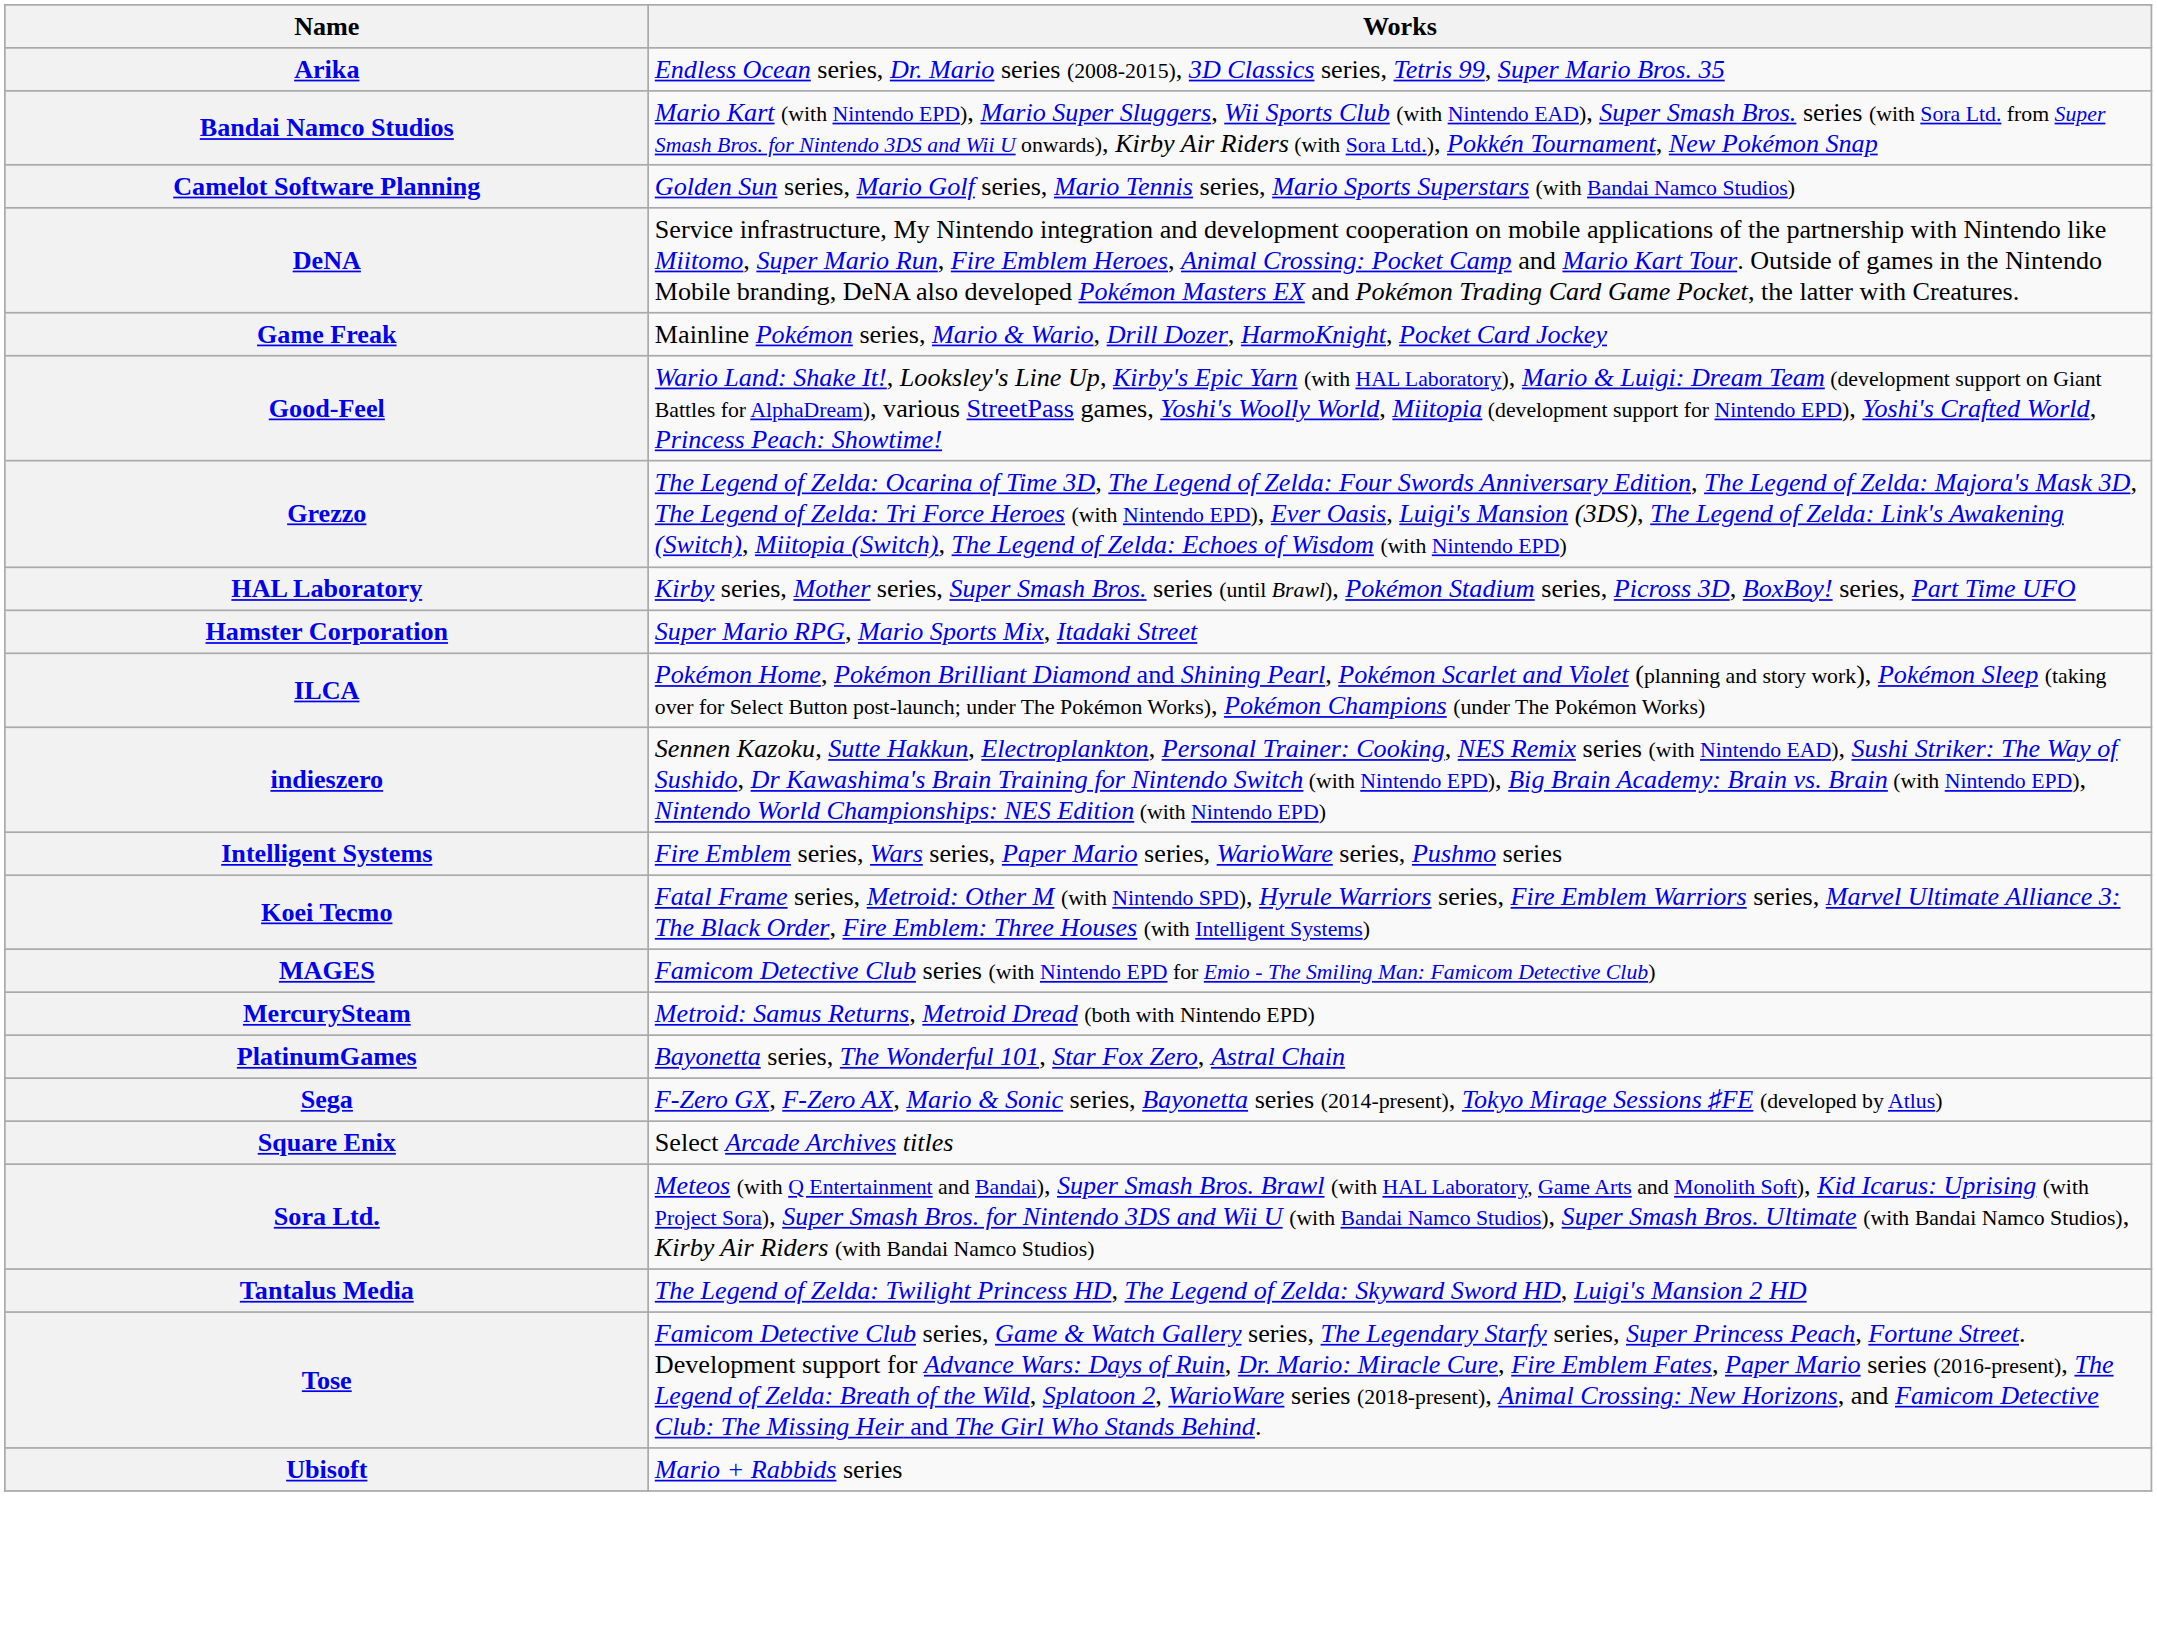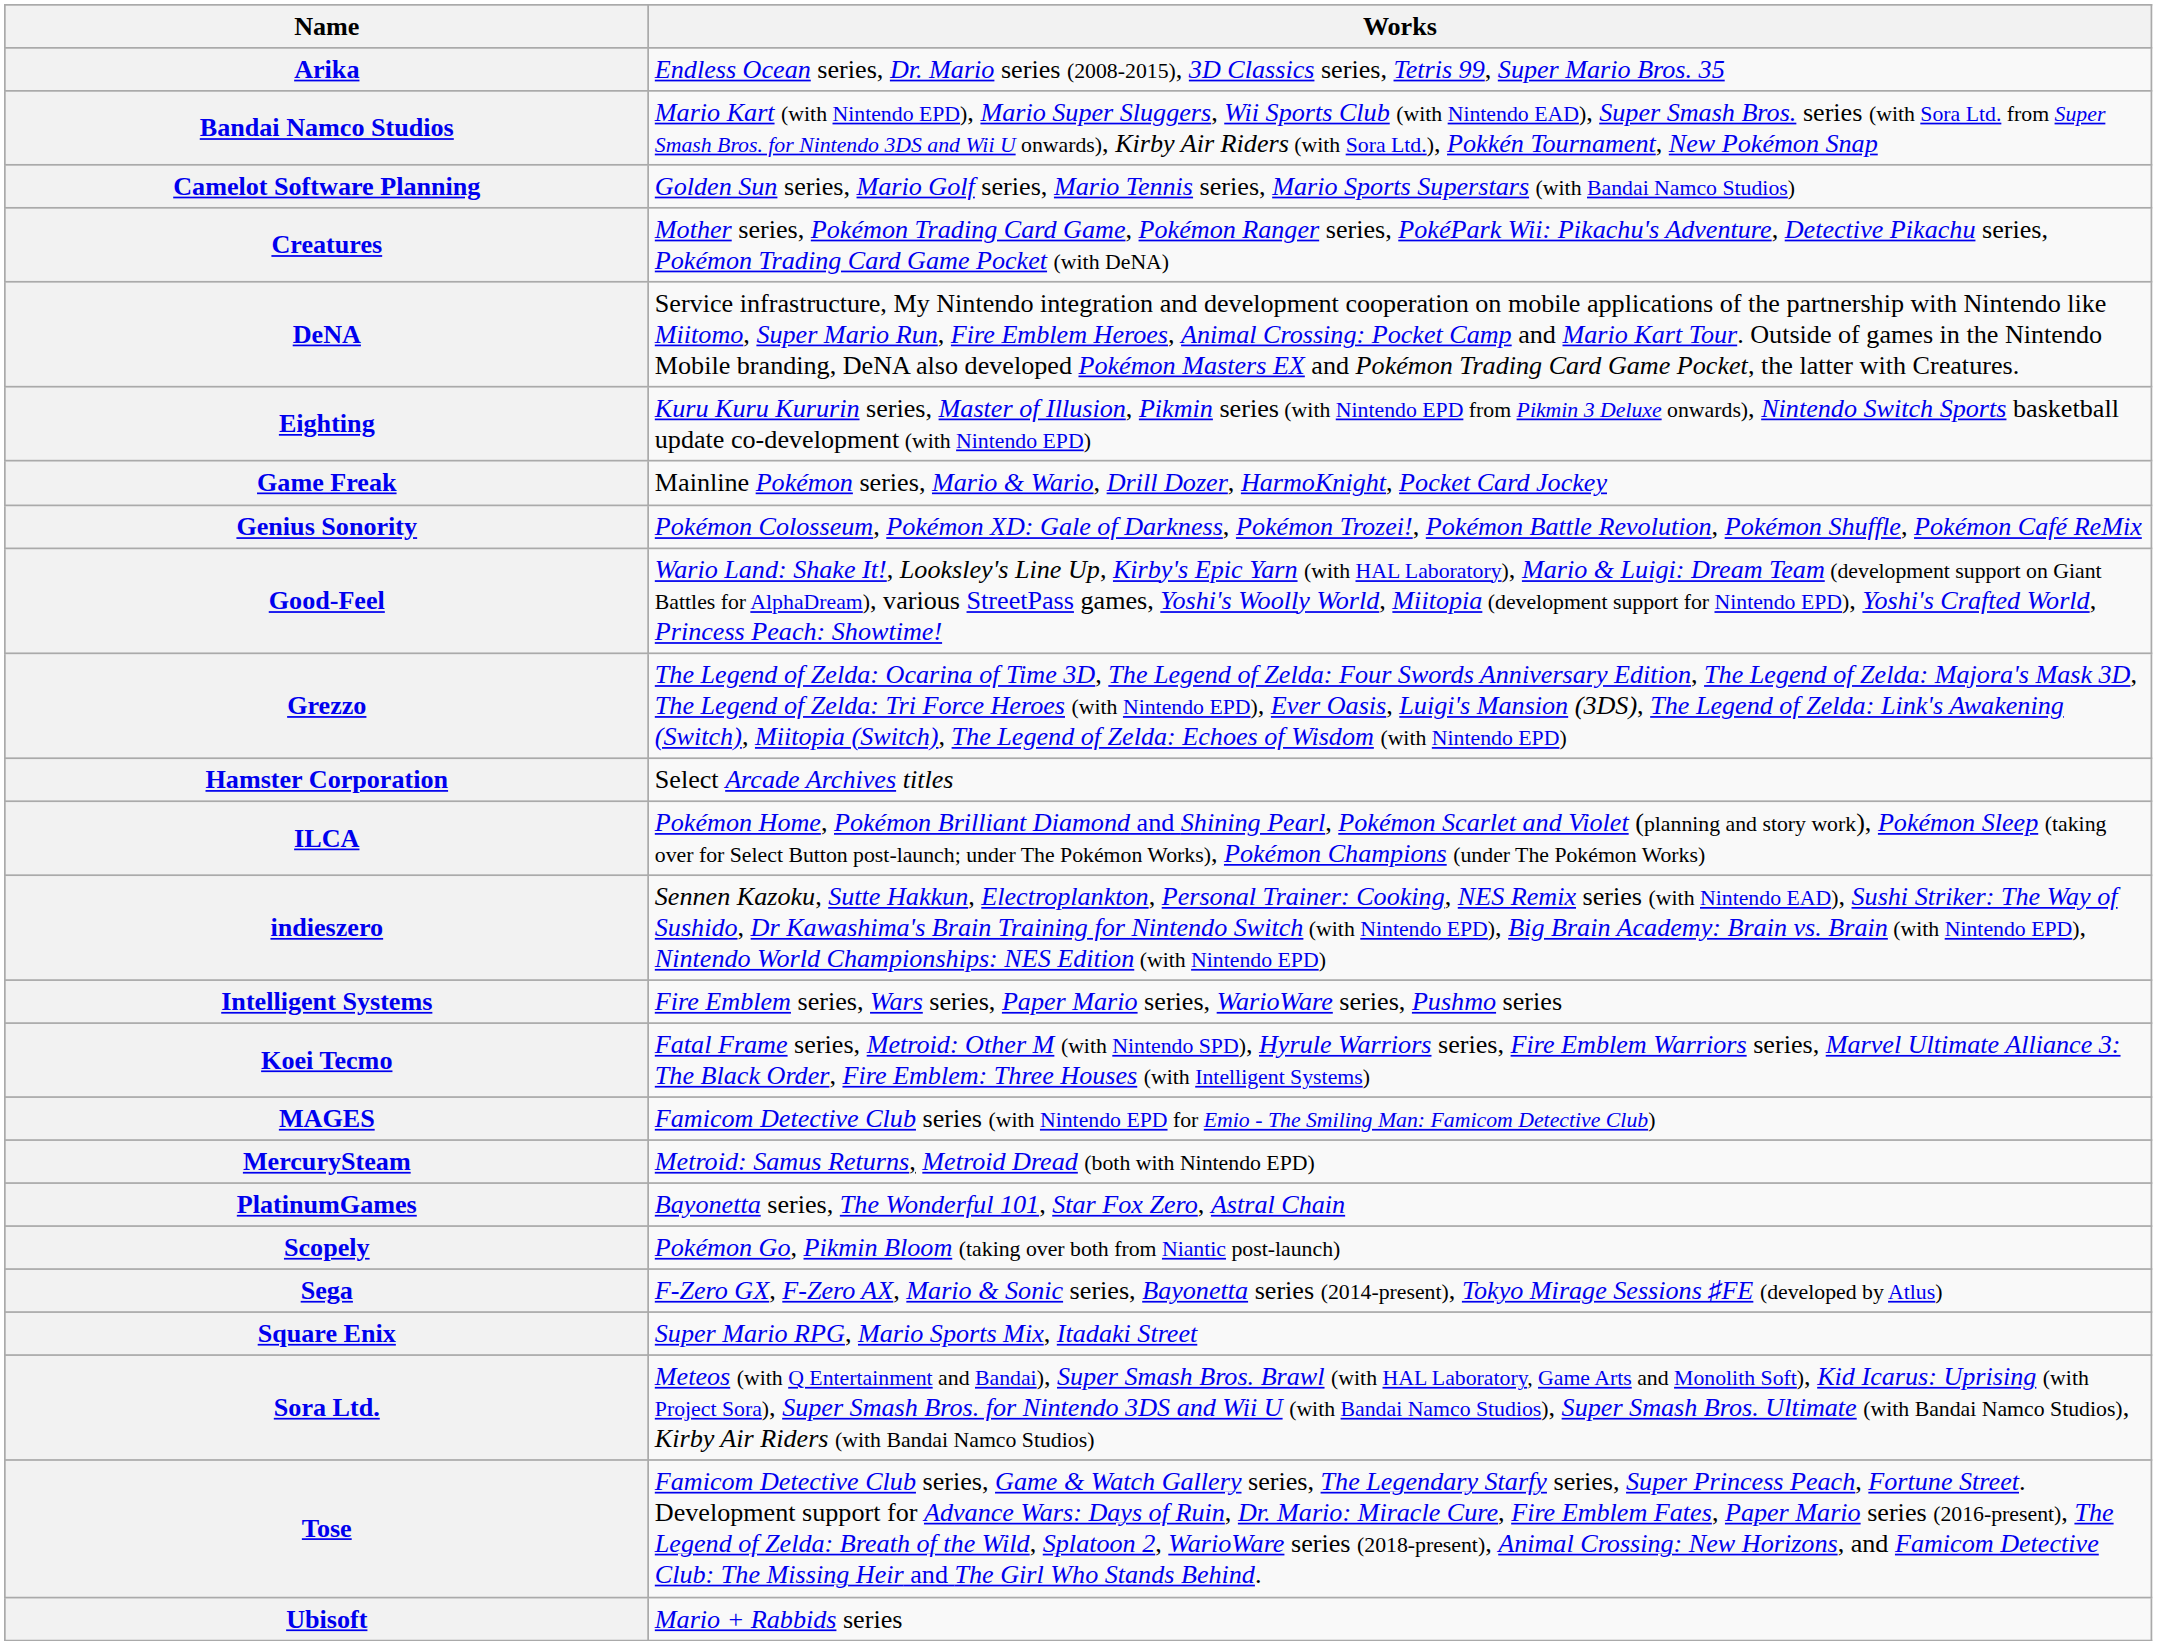+ row: (327, 245)
+ row: (327, 424)
+ row: (327, 525)
- row: (327, 587)
(926, 630) Super Mario RPG, Mario Sports Mix, Itadaki Street -> (804, 779) Select Arcade Archives titles
+ row: (327, 1247)
(804, 1142) Select Arcade Archives titles -> (926, 1333) Super Mario RPG, Mario Sports Mix, Itadaki Street
- row: (327, 1290)
